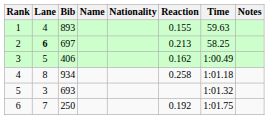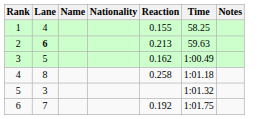- column: (68, 12)
(218, 28) 59.63 -> (199, 28) 58.25
(218, 43) 58.25 -> (199, 43) 59.63
